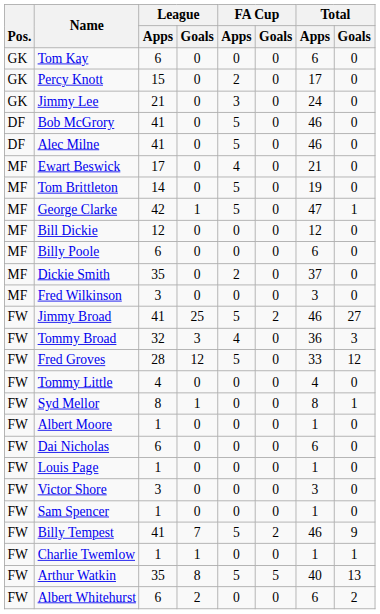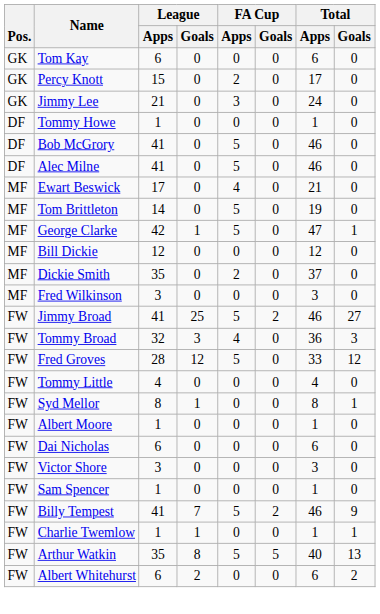+ row: (77, 123)
- row: (68, 252)
- row: (68, 468)
